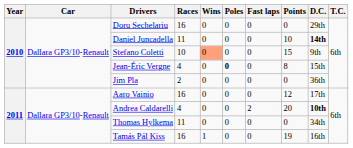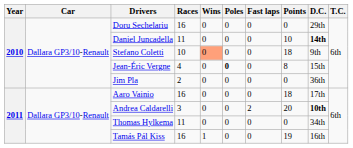(288, 52) 15 -> (288, 52) 18
(288, 94) 12 -> (288, 94) 18
(179, 108) 4 -> (179, 108) 3
